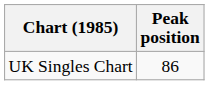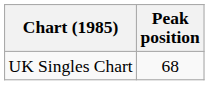(170, 65) 86 -> (170, 65) 68
